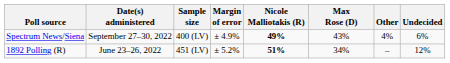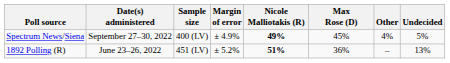(341, 36) 43% -> (341, 36) 45%
(422, 36) 6% -> (422, 36) 5%
(341, 51) 34% -> (341, 51) 36%
(422, 51) 12% -> (422, 51) 13%
